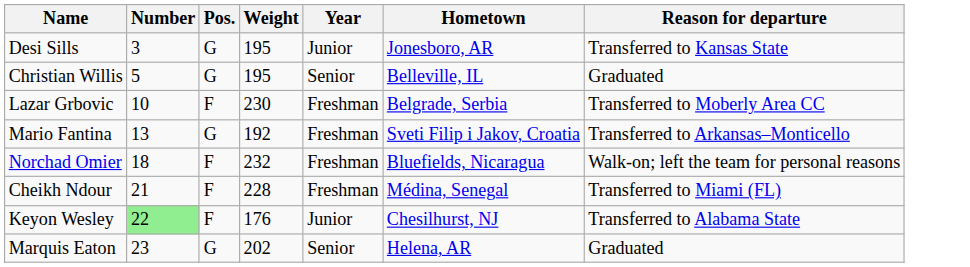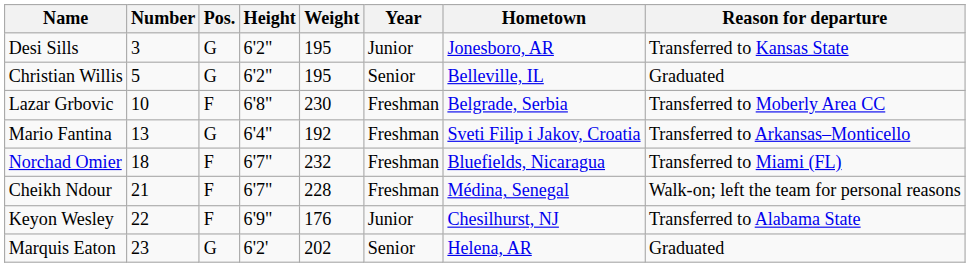+ column: (270, 18)
(744, 162) Walk-on; left the team for personal reasons -> (745, 162) Transferred to Miami (FL)
(685, 190) Transferred to Miami (FL) -> (805, 190) Walk-on; left the team for personal reasons
(140, 219) lightgreen background -> (140, 219) no background
